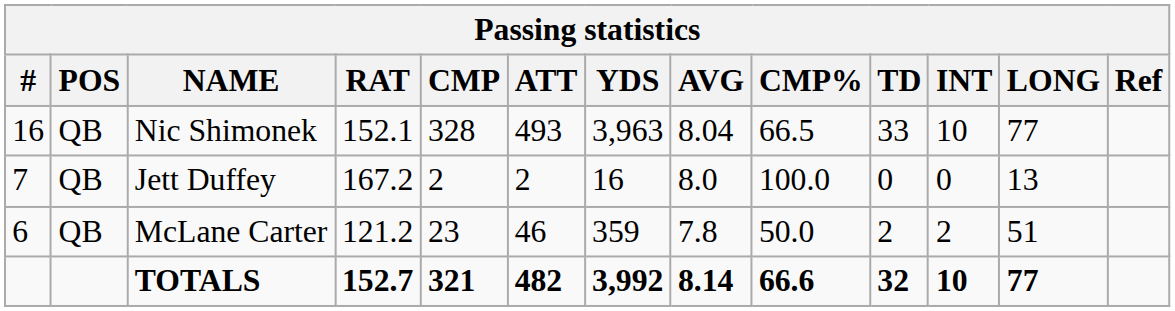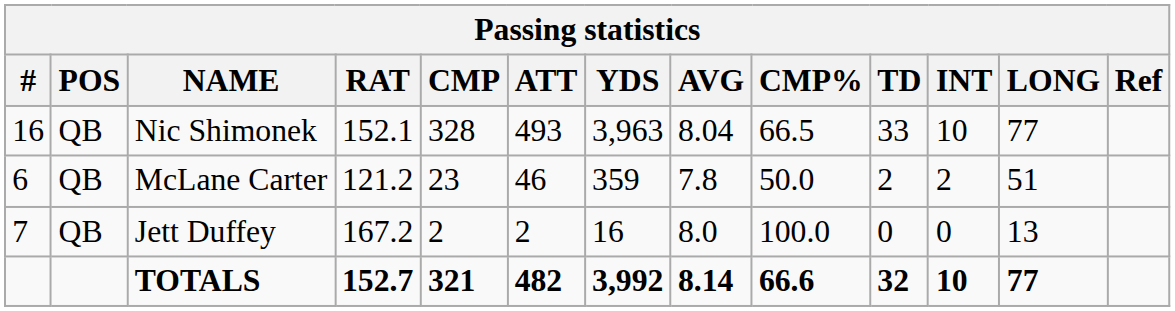rows swapped: (231, 230) <-> (205, 180)
